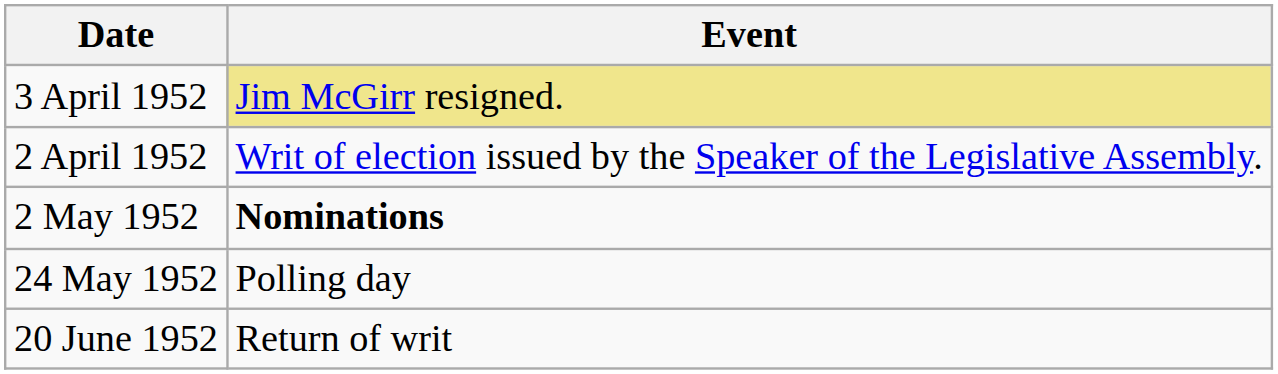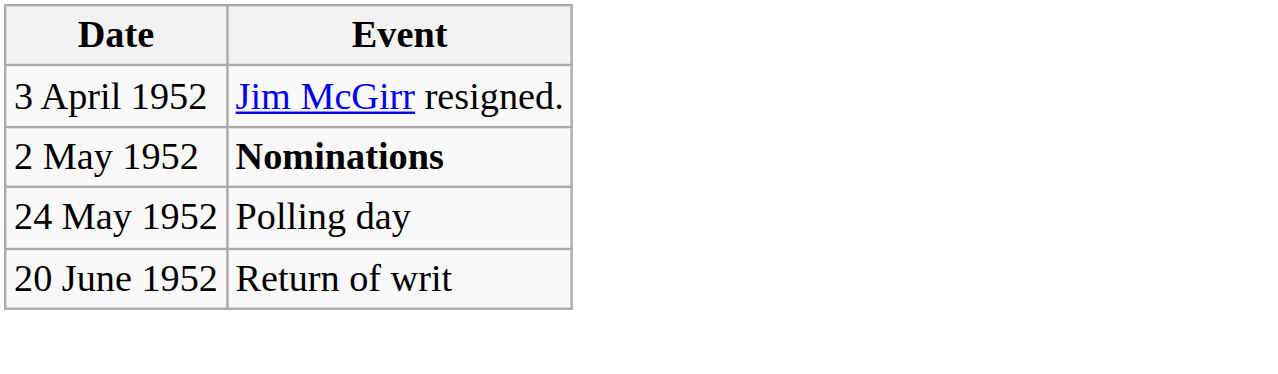(400, 95) khaki background -> (400, 95) no background
- row: (111, 156)
